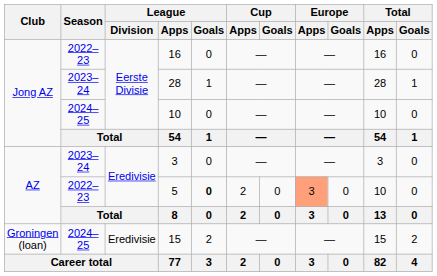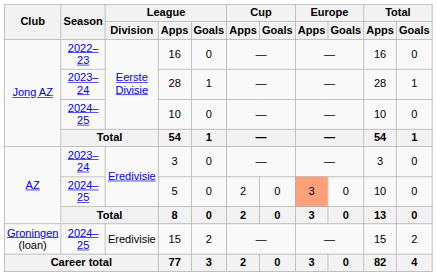(83, 191) 2022–23 -> (83, 191) 2024–25
(209, 191) bold -> (209, 191) normal
